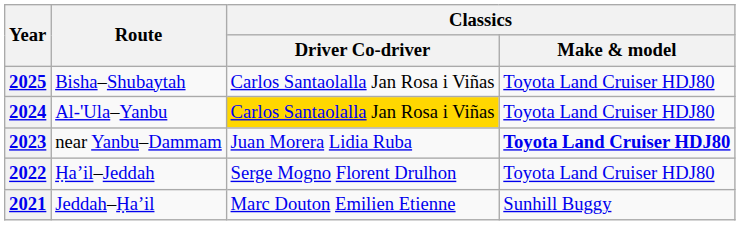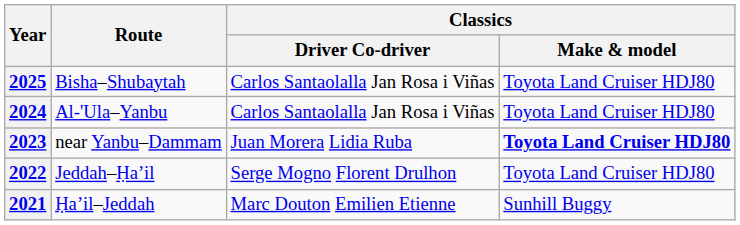(363, 111) gold background -> (363, 111) no background
(105, 173) Ḥaʼil–Jeddah -> (105, 173) Jeddah–Ḥaʼil
(105, 203) Jeddah–Ḥaʼil -> (105, 203) Ḥaʼil–Jeddah
